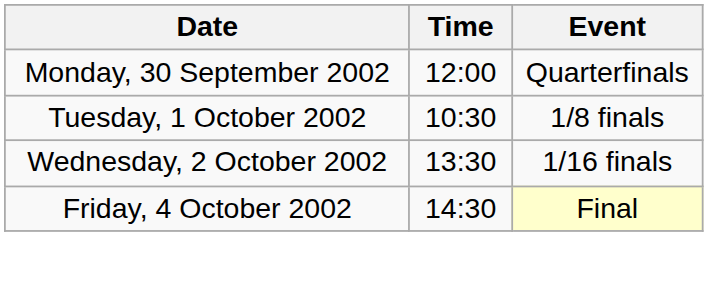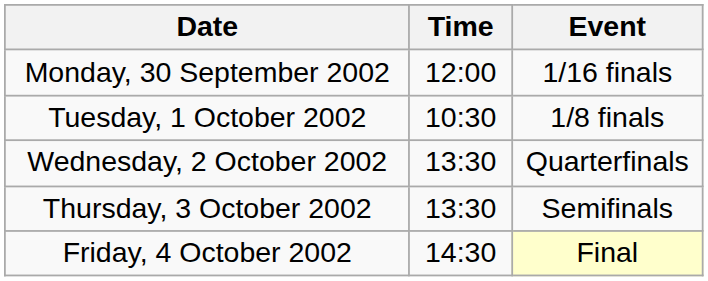(607, 72) Quarterfinals -> (607, 72) 1/16 finals
(607, 162) 1/16 finals -> (607, 162) Quarterfinals
+ row: (207, 207)
